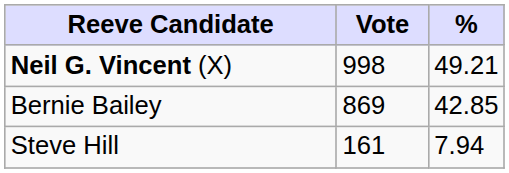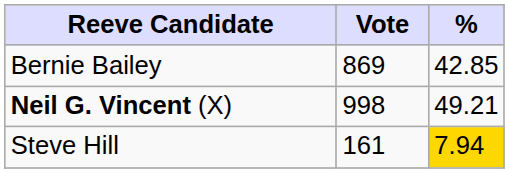rows swapped: (121, 65) <-> (86, 106)
(459, 146) no background -> (459, 146) gold background
